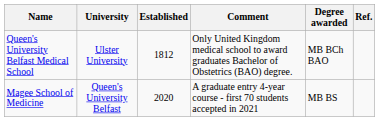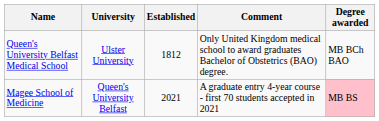- column: (364, 17)
(164, 98) 2020 -> (171, 98) 2021
(323, 98) no background -> (343, 98) pink background
